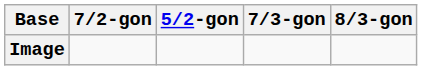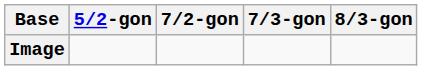columns swapped: (200, 20) <-> (113, 20)
